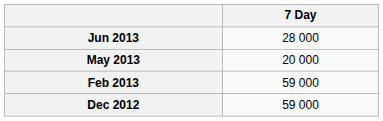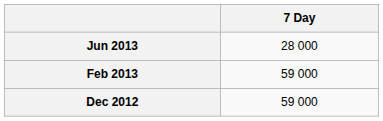- row: (113, 60)
